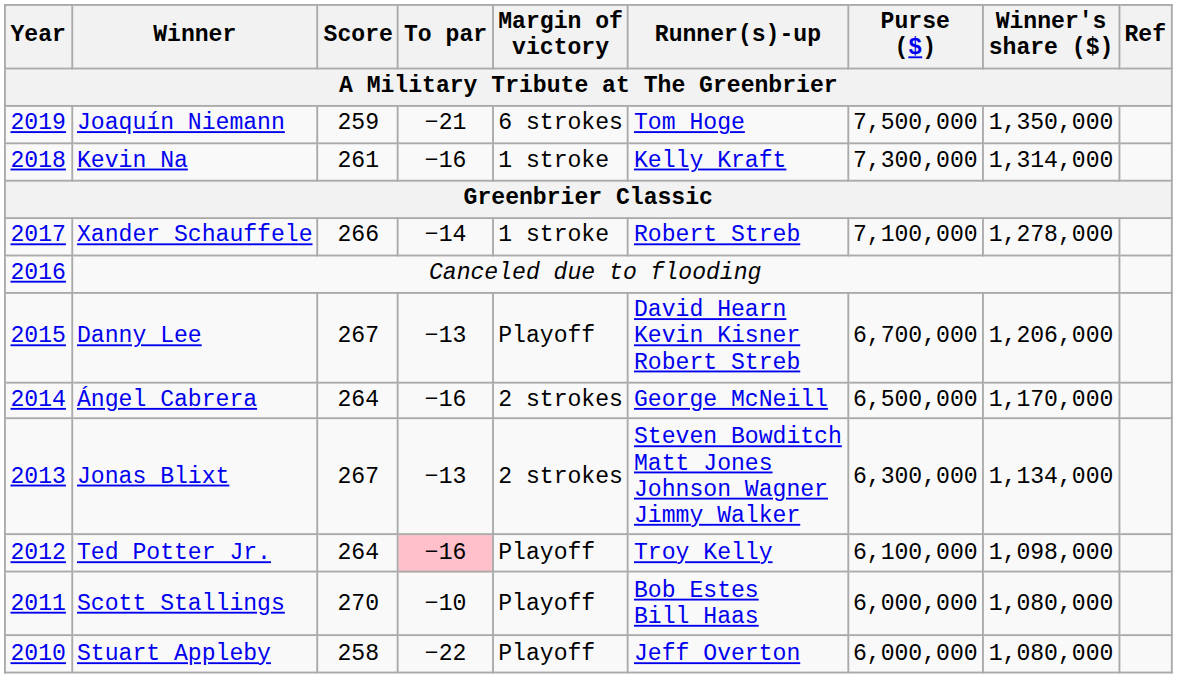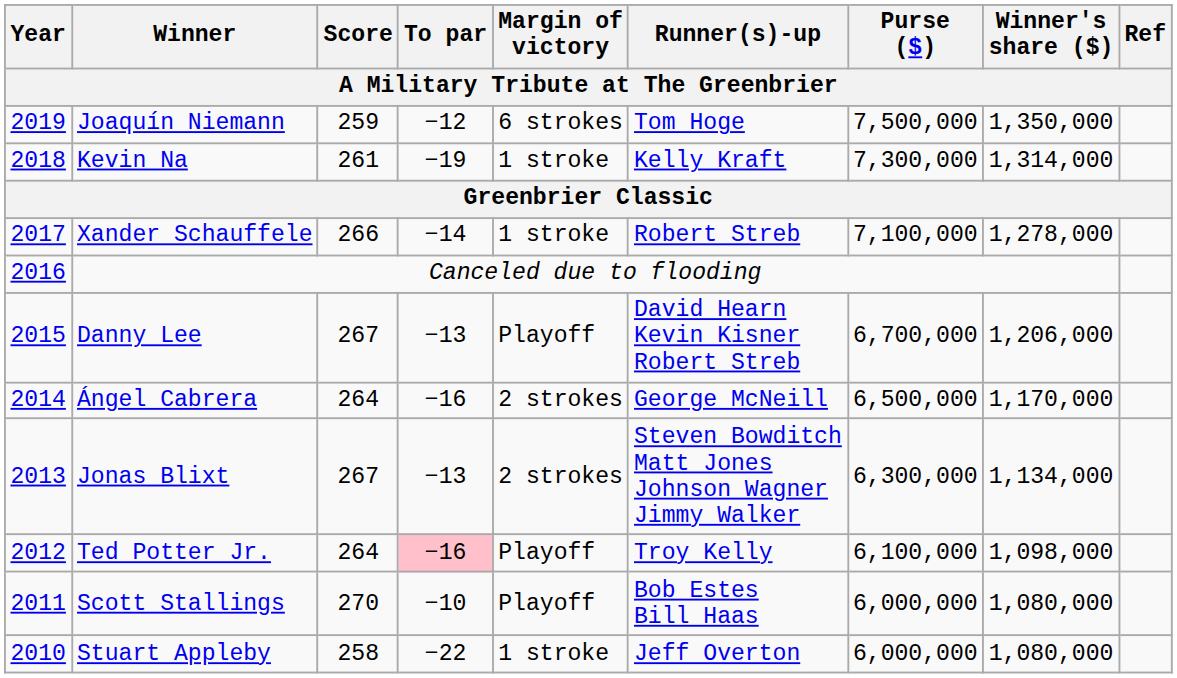(446, 125) −21 -> (446, 125) −12
(446, 162) −16 -> (446, 162) −19
(547, 655) Playoff -> (554, 655) 1 stroke
